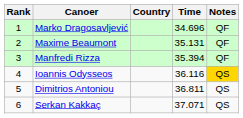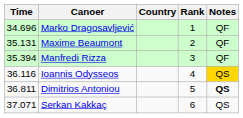columns swapped: (18, 12) <-> (190, 12)
(223, 89) normal -> (223, 89) bold
